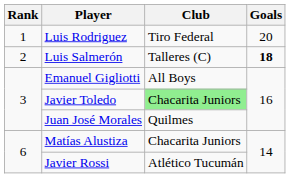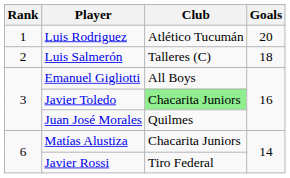(181, 36) Tiro Federal -> (196, 36) Atlético Tucumán
(266, 57) bold -> (266, 57) normal
(196, 162) Atlético Tucumán -> (181, 162) Tiro Federal
